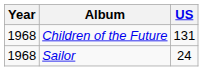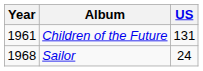(22, 35) 1968 -> (22, 35) 1961
